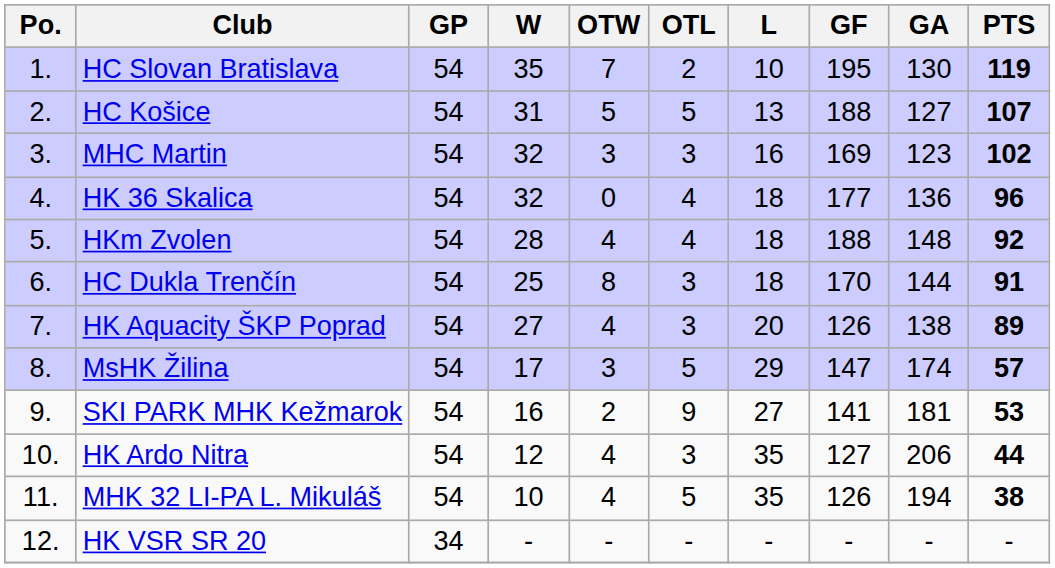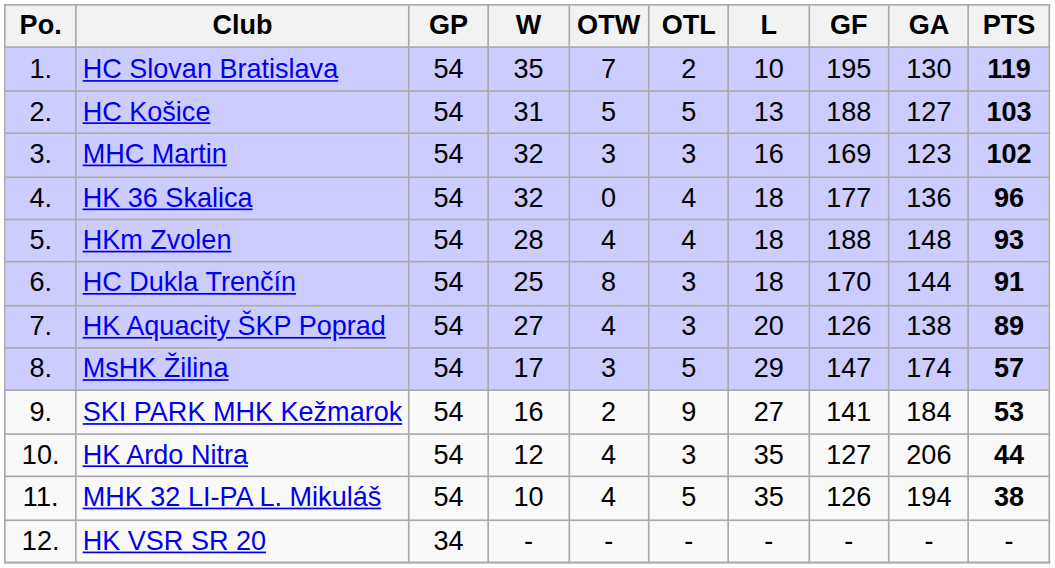(1009, 111) 107 -> (1009, 111) 103
(1009, 240) 92 -> (1009, 240) 93
(929, 411) 181 -> (929, 411) 184
